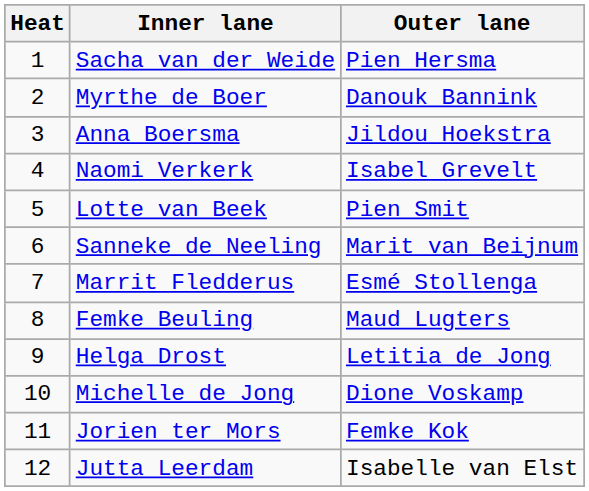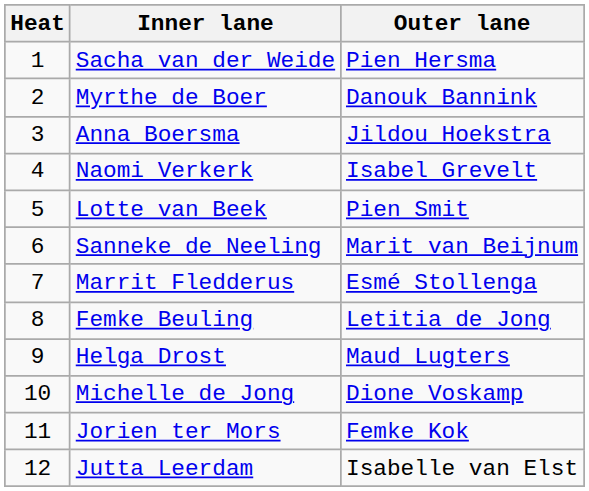(428, 320) Maud Lugters -> (448, 320) Letitia de Jong
(448, 357) Letitia de Jong -> (428, 357) Maud Lugters
